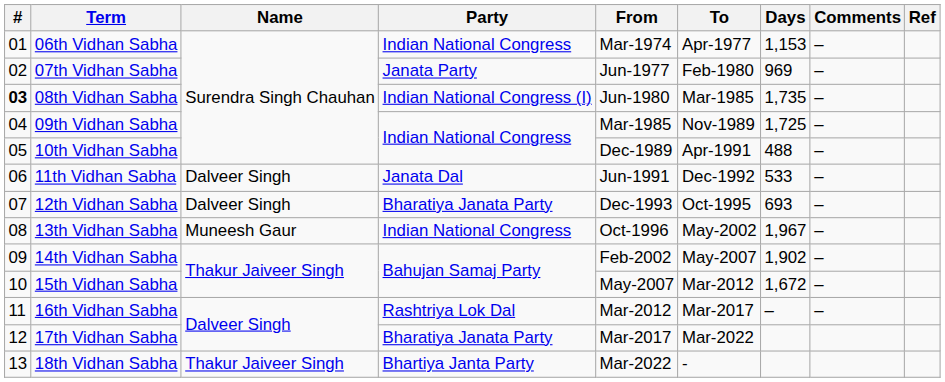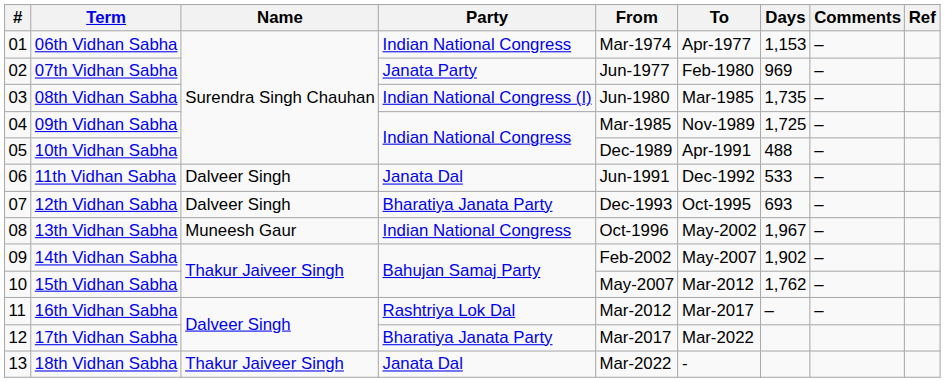(18, 97) bold -> (18, 97) normal
(785, 284) 1,672 -> (785, 284) 1,762
(458, 364) Bhartiya Janta Party -> (423, 364) Janata Dal
